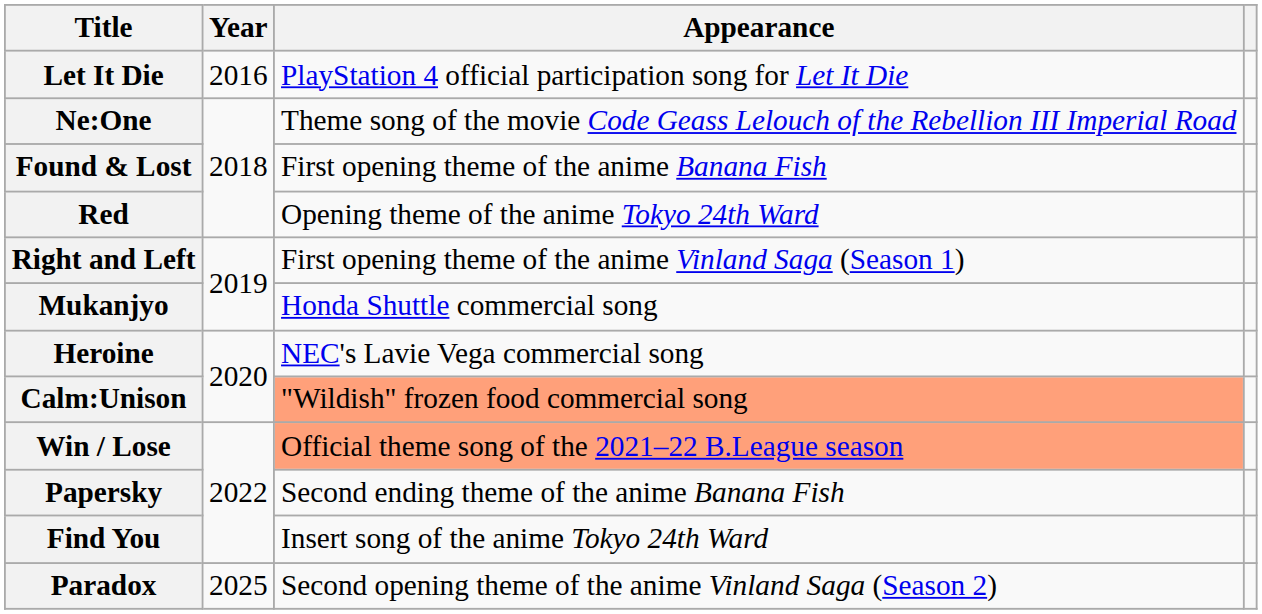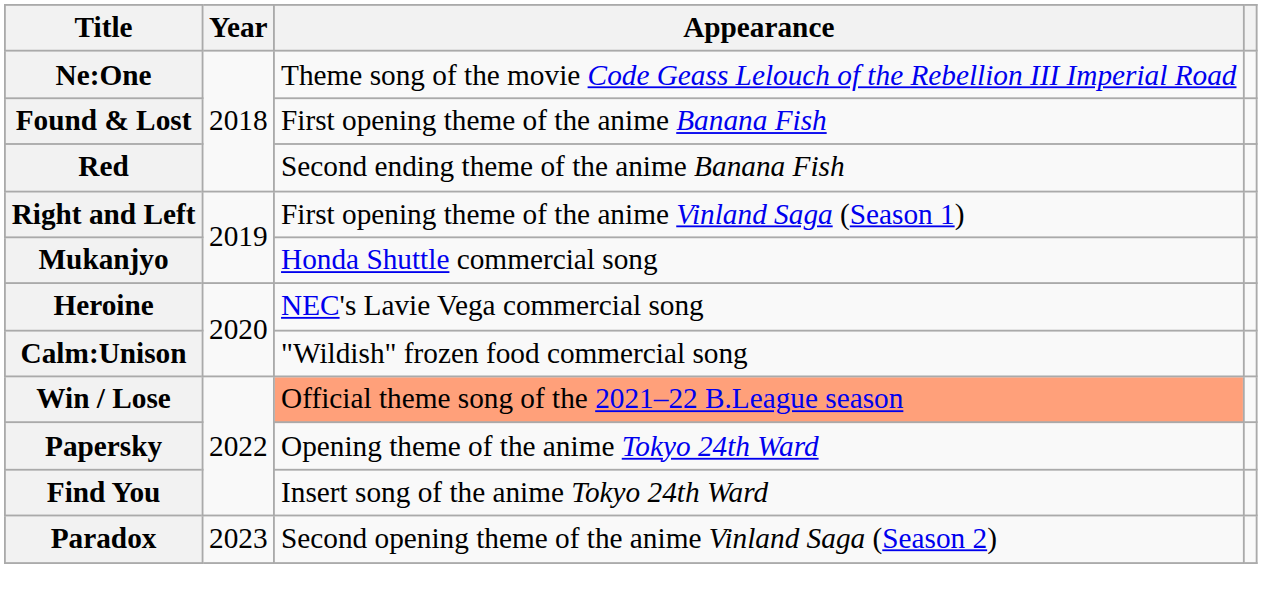- row: (104, 74)
(550, 213) Opening theme of the anime Tokyo 24th Ward -> (563, 167) Second ending theme of the anime Banana Fish
(514, 399) lightsalmon background -> (514, 352) no background
(563, 492) Second ending theme of the anime Banana Fish -> (550, 445) Opening theme of the anime Tokyo 24th Ward
(238, 584) 2025 -> (238, 538) 2023
